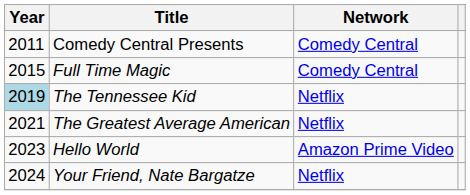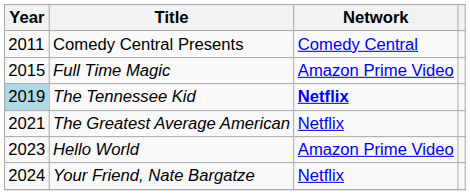(358, 70) Comedy Central -> (376, 70) Amazon Prime Video
(321, 96) normal -> (323, 96) bold
